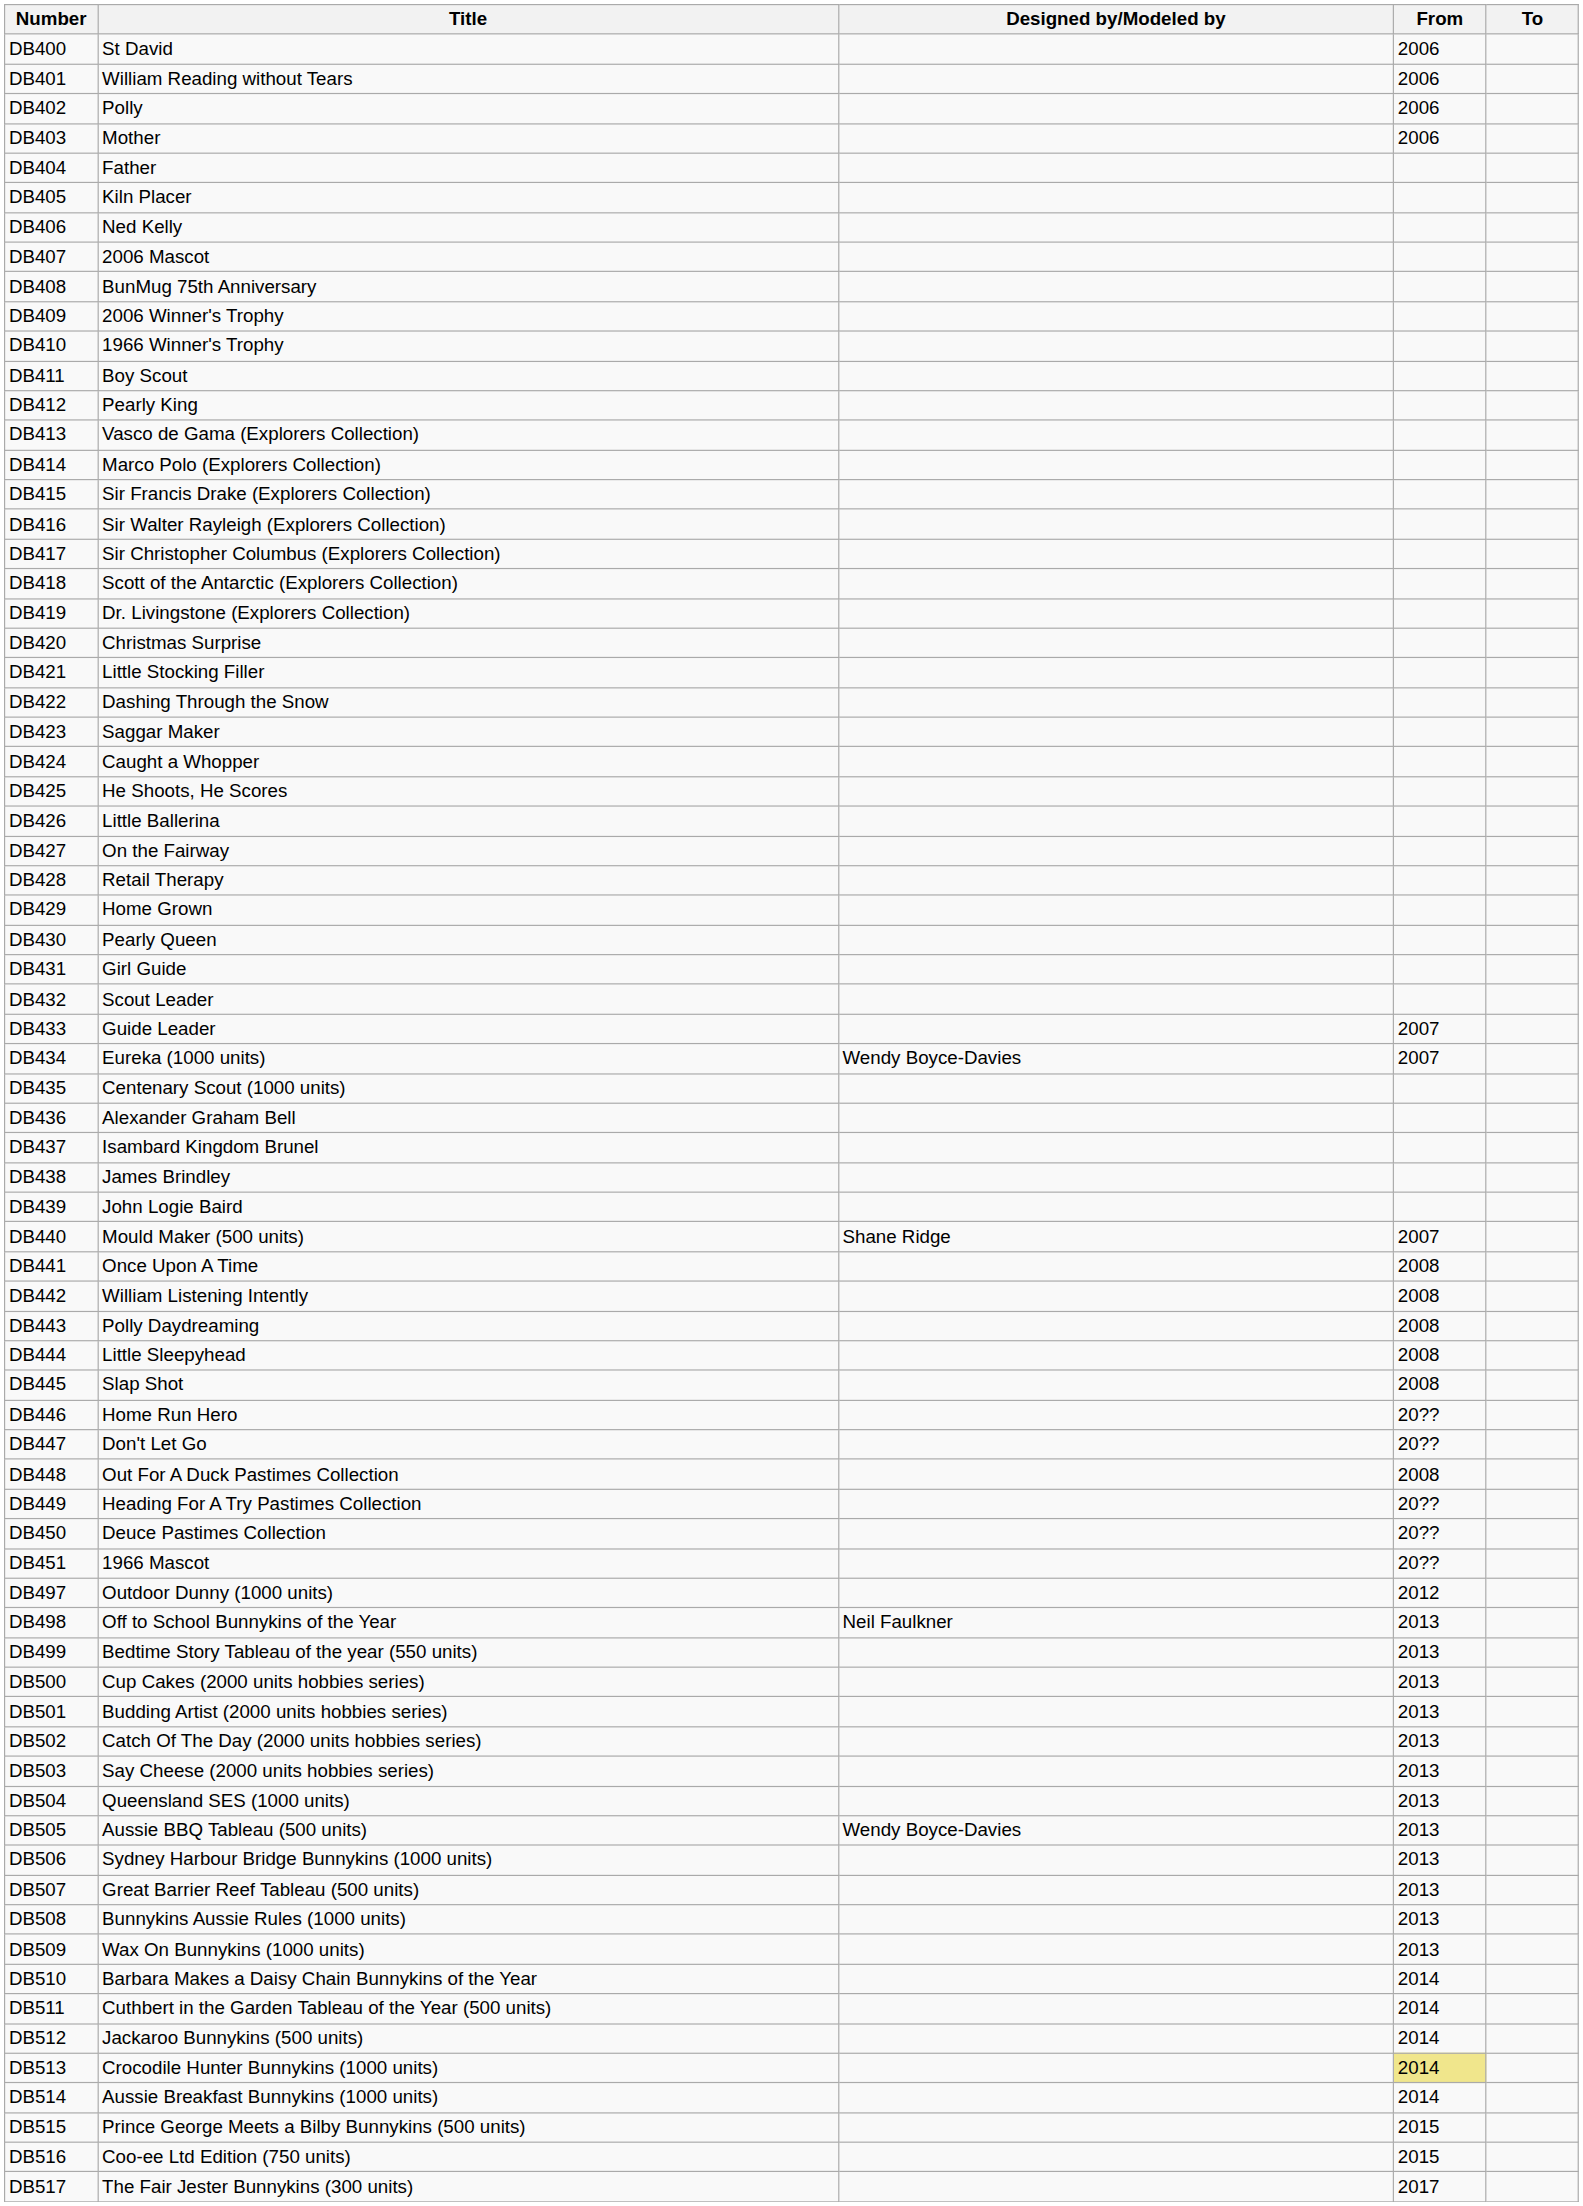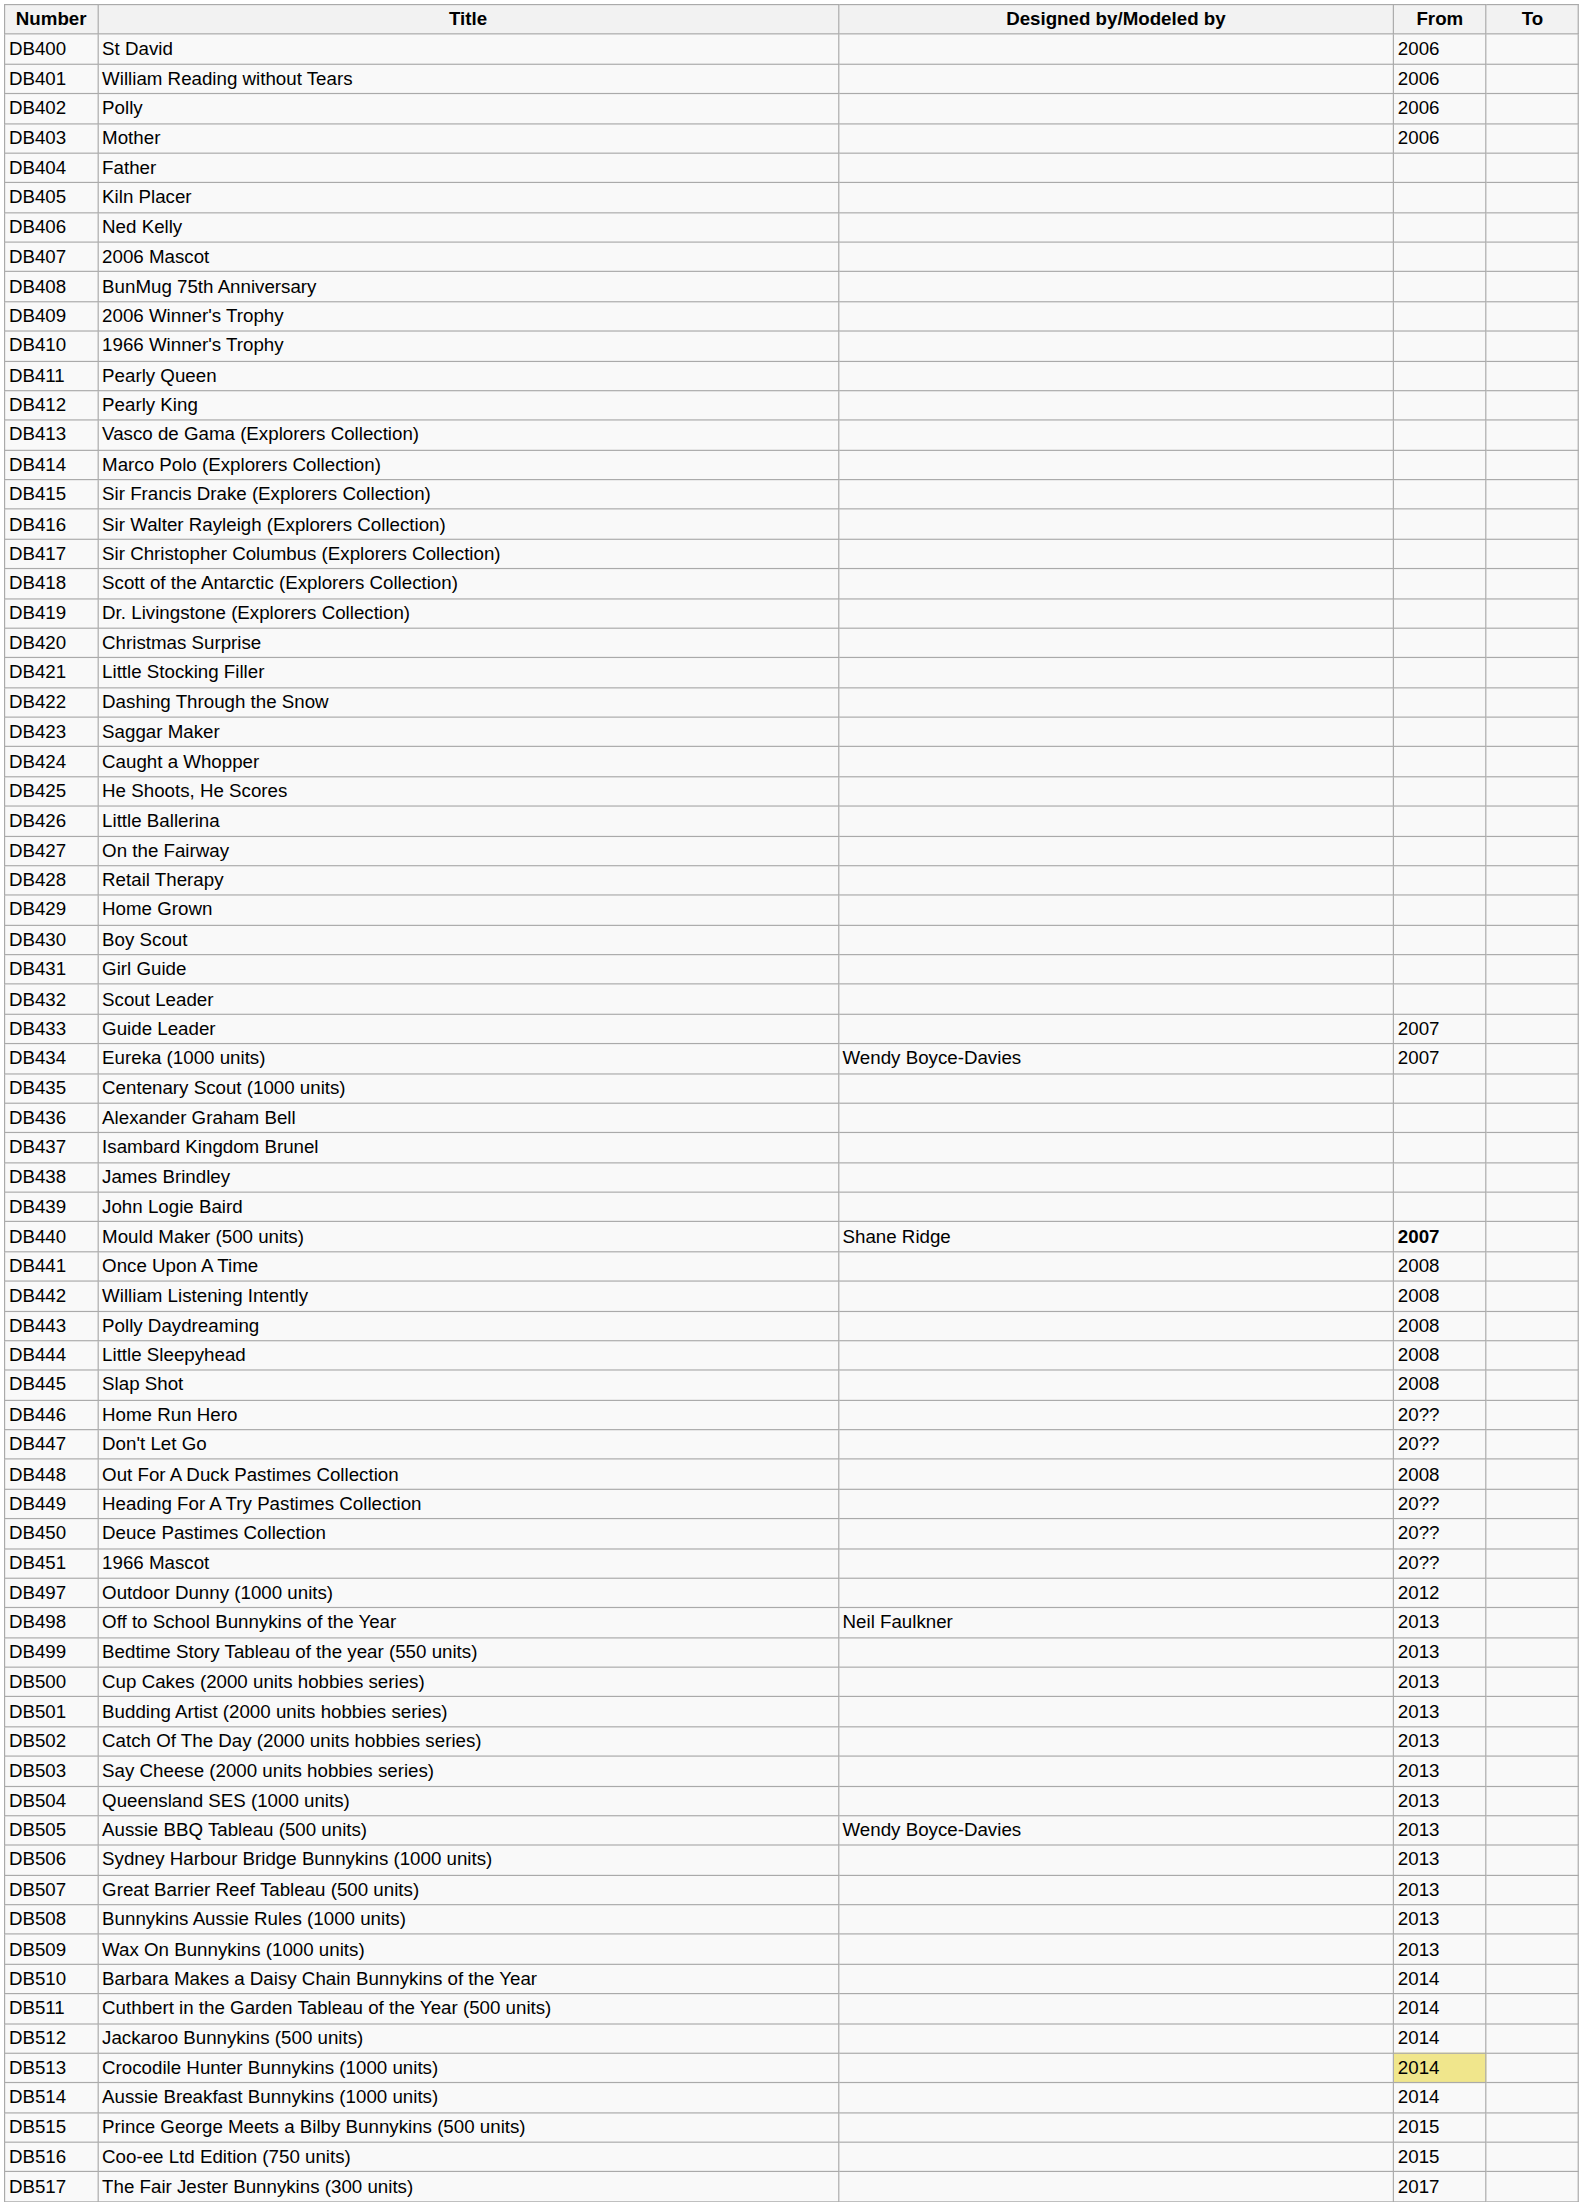(145, 375) Boy Scout -> (159, 375) Pearly Queen
(159, 939) Pearly Queen -> (145, 939) Boy Scout
(1419, 1236) normal -> (1419, 1236) bold
